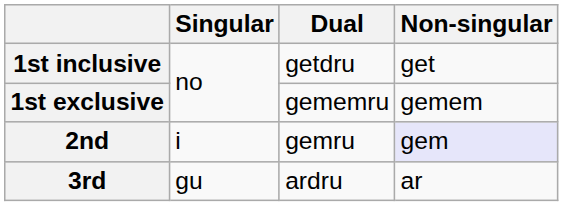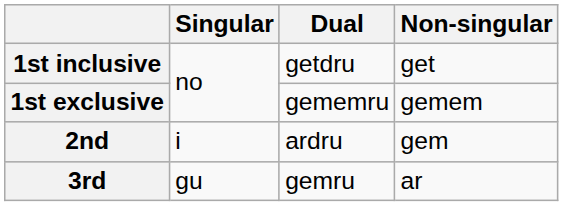(320, 141) gemru -> (314, 141) ardru
(425, 141) lavender background -> (425, 141) no background
(314, 180) ardru -> (320, 180) gemru
